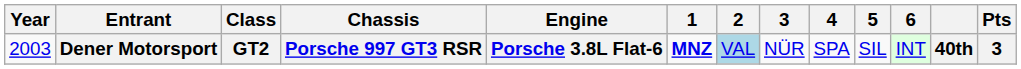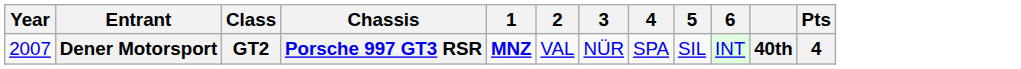- column: (577, 19)
(30, 49) 2003 -> (30, 49) 2007
(738, 49) lightblue background -> (558, 49) no background
(997, 49) 3 -> (816, 49) 4
